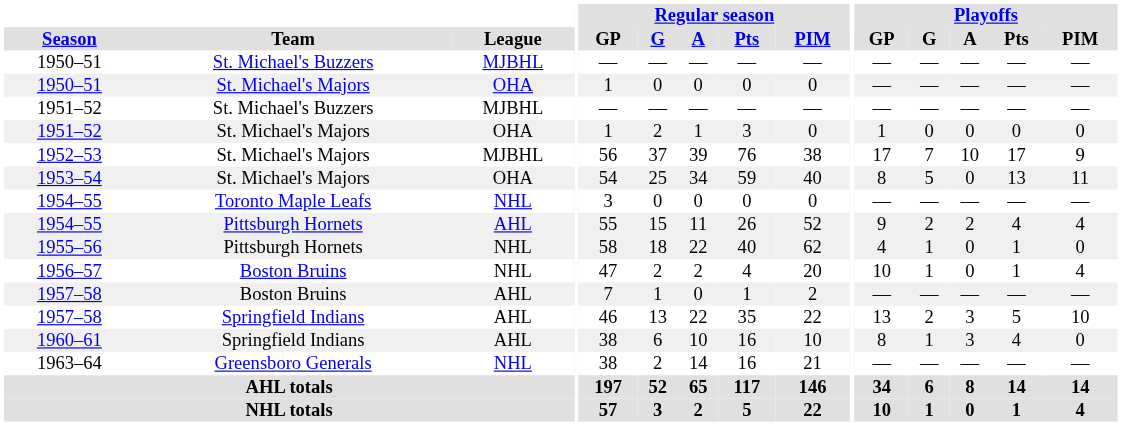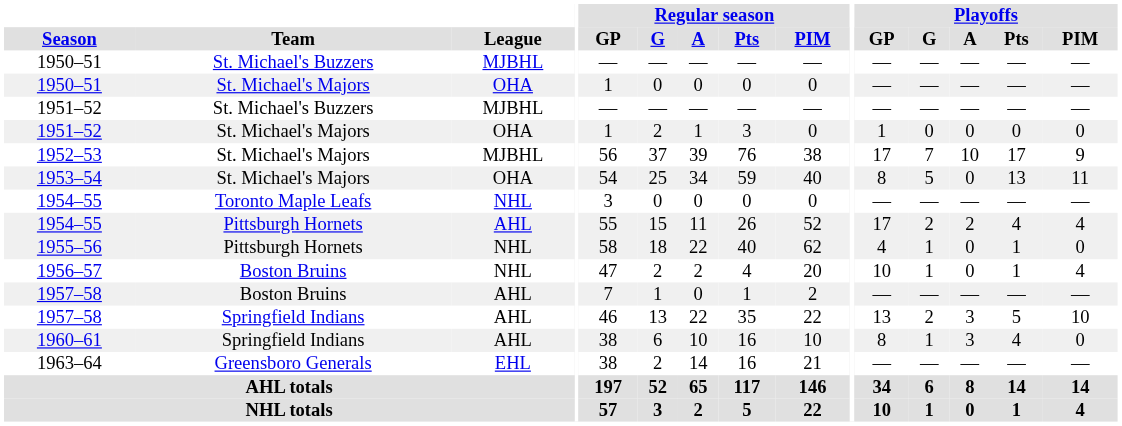(882, 224) 9 -> (882, 224) 17
(513, 363) NHL -> (513, 363) EHL
